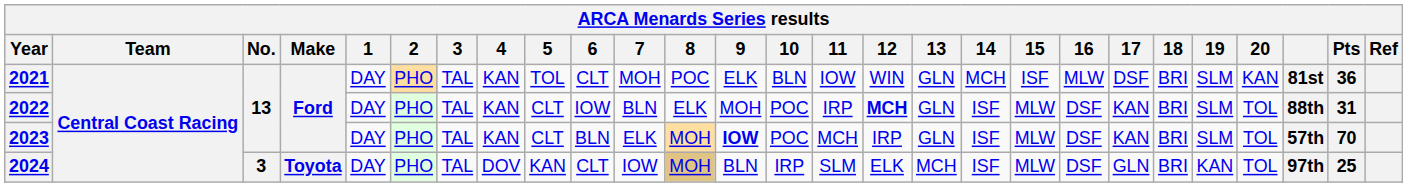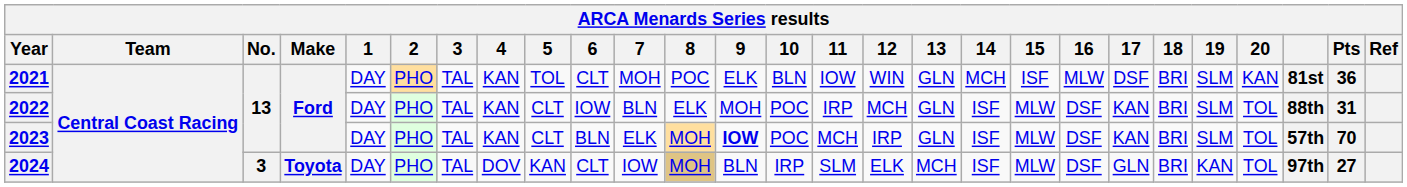(887, 108) bold -> (887, 108) normal
(1347, 167) 25 -> (1347, 167) 27
